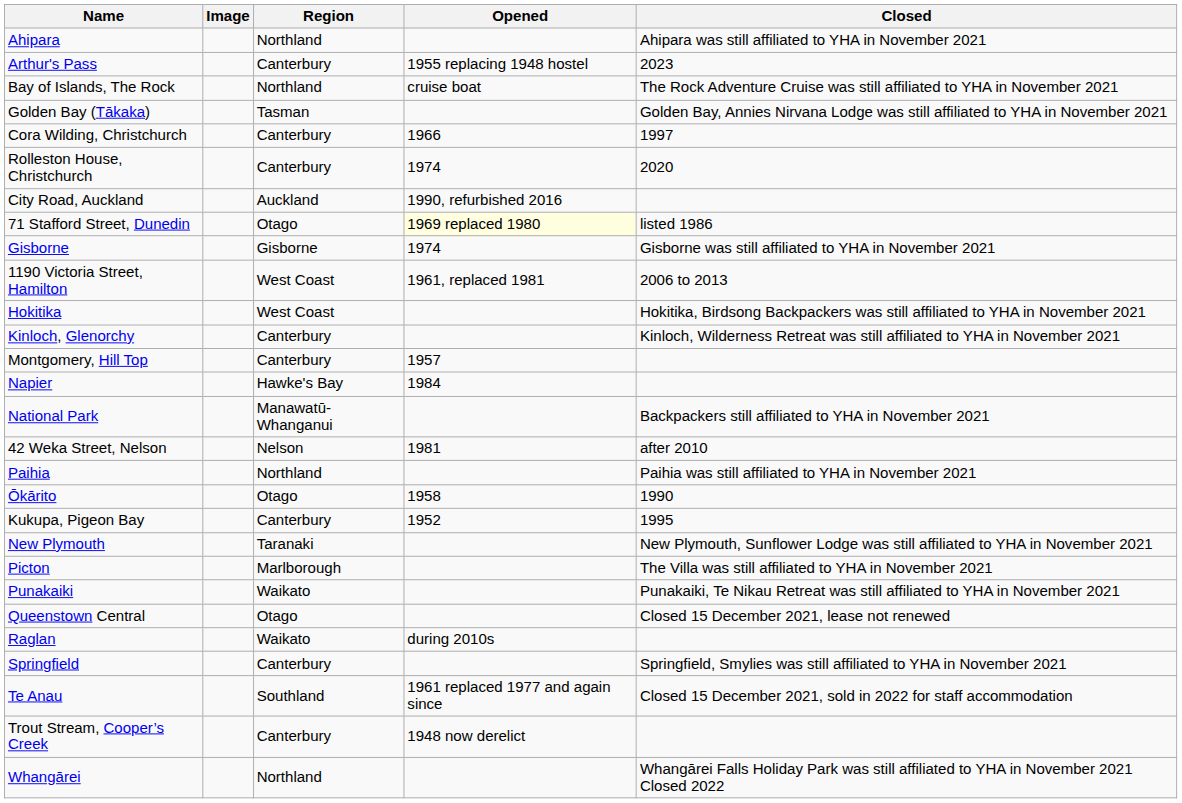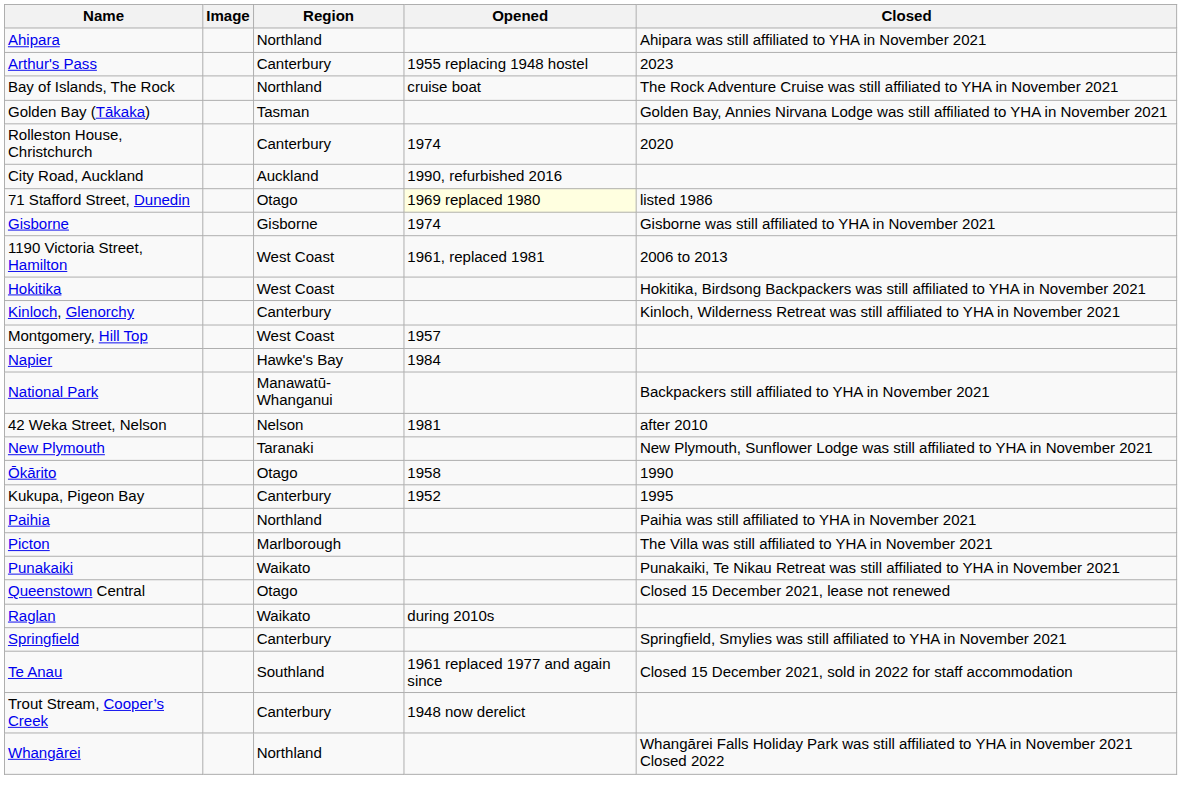- row: (97, 135)
(294, 360) Canterbury -> (295, 336) West Coast
rows swapped: (56, 544) <-> (29, 472)
